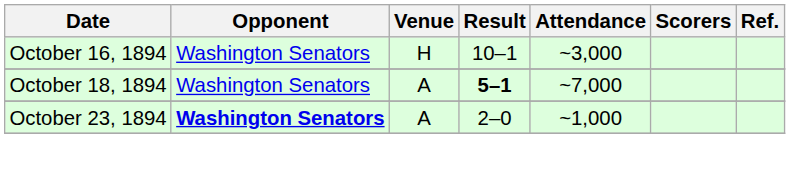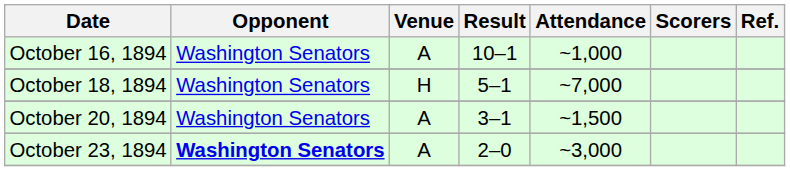(424, 53) H -> (424, 53) A
(591, 53) ~3,000 -> (591, 53) ~1,000
(424, 85) A -> (424, 85) H
(495, 85) bold -> (495, 85) normal
+ row: (88, 118)
(591, 118) ~1,000 -> (591, 150) ~3,000
